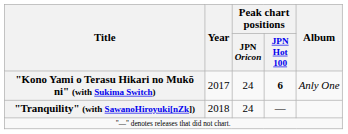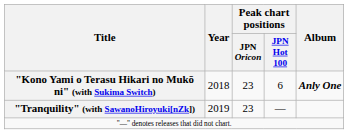(219, 85) 2017 -> (219, 85) 2018
(248, 85) 24 -> (248, 85) 23
(280, 85) bold -> (280, 85) normal
(319, 85) normal -> (320, 85) bold
(219, 109) 2018 -> (219, 109) 2019
(248, 109) 24 -> (248, 109) 23
